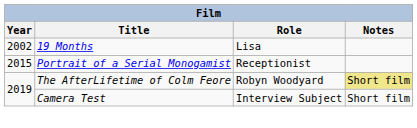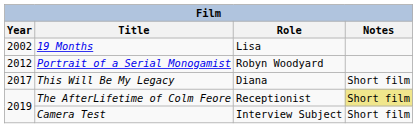(19, 64) 2015 -> (19, 64) 2012
(274, 64) Receptionist -> (280, 64) Robyn Woodyard
+ row: (106, 81)
(280, 81) Robyn Woodyard -> (274, 98) Receptionist
